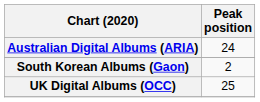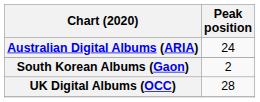(228, 86) 25 -> (228, 86) 28
